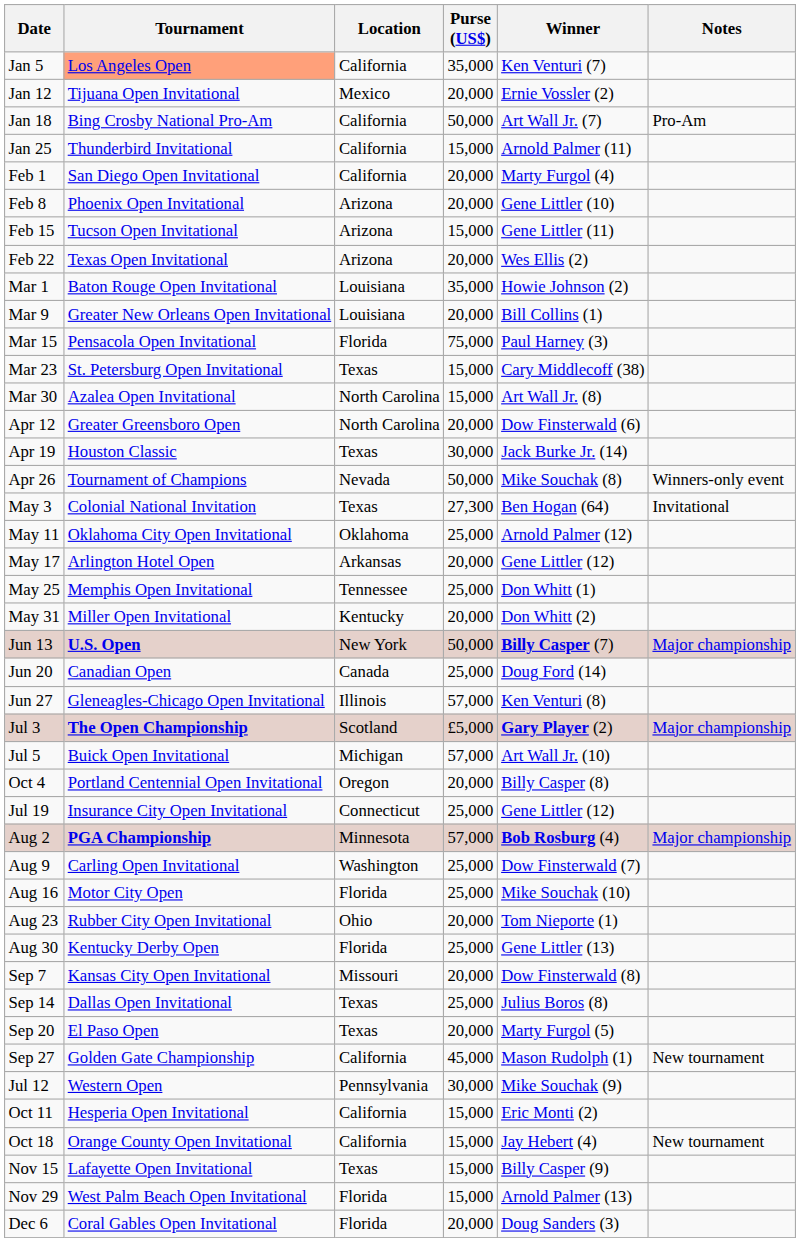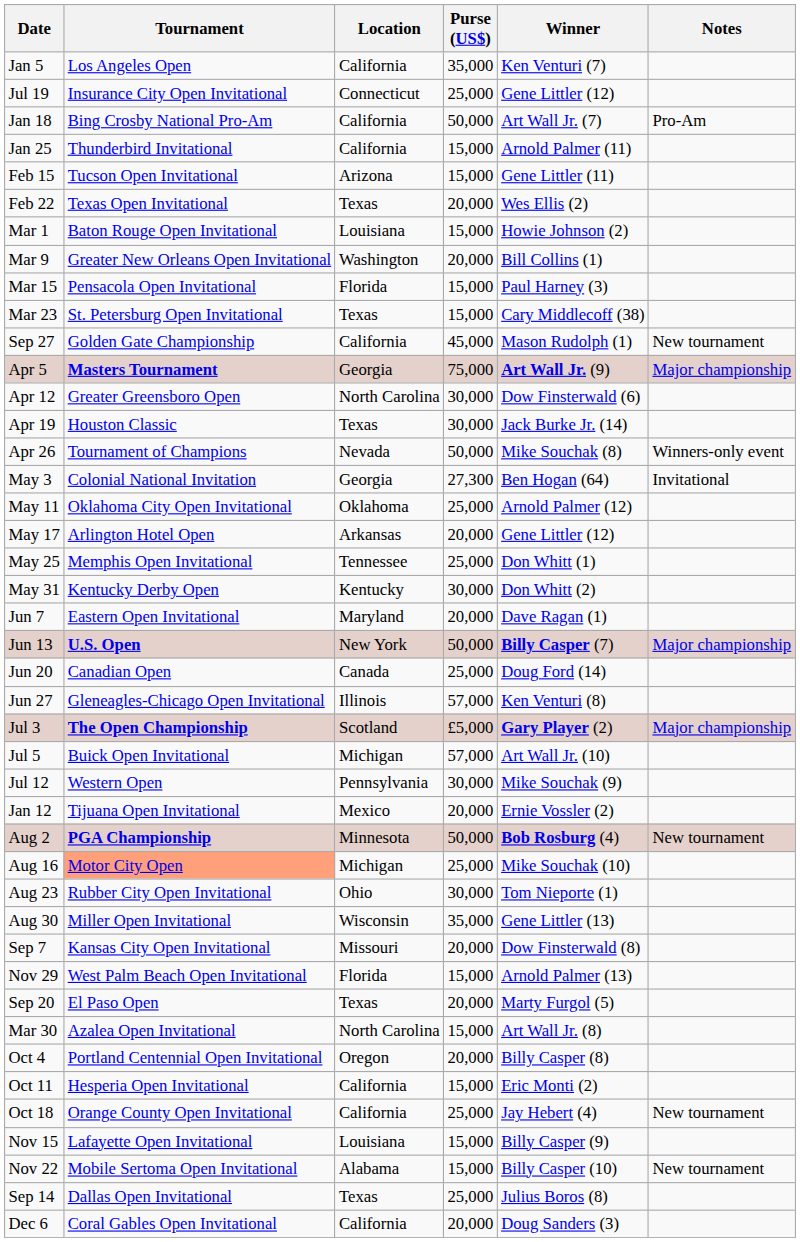(129, 65) lightsalmon background -> (129, 65) no background
rows swapped: (30, 93) <-> (29, 810)
- row: (27, 176)
- row: (27, 203)
(366, 258) Arizona -> (358, 203) Texas
(470, 286) 35,000 -> (470, 231) 15,000
(372, 313) Louisiana -> (379, 258) Washington
(470, 341) 75,000 -> (470, 286) 15,000
rows swapped: (33, 396) <-> (31, 1058)
+ row: (28, 369)
(470, 424) 20,000 -> (470, 396) 30,000
(358, 506) Texas -> (366, 479) Georgia
(149, 617) Miller Open Invitational -> (143, 589) Kentucky Derby Open
(470, 617) 20,000 -> (470, 589) 30,000
+ row: (26, 617)
rows swapped: (29, 1085) <-> (27, 782)
(470, 837) 57,000 -> (470, 837) 50,000
(722, 837) Major championship -> (708, 837) New tournament
- row: (29, 865)
(125, 892) no background -> (125, 865) lightsalmon background
(363, 892) Florida -> (371, 865) Michigan
(470, 920) 20,000 -> (470, 892) 30,000
(143, 948) Kentucky Derby Open -> (149, 920) Miller Open Invitational
(363, 948) Florida -> (374, 920) Wisconsin
(470, 948) 25,000 -> (470, 920) 35,000
rows swapped: (31, 1003) <-> (33, 1196)
(470, 1141) 15,000 -> (470, 1113) 25,000
(358, 1168) Texas -> (372, 1141) Louisiana
+ row: (33, 1168)
(363, 1223) Florida -> (373, 1223) California
